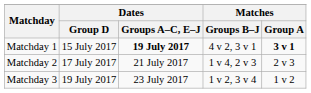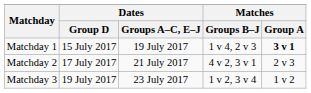(161, 46) bold -> (161, 46) normal
(232, 46) 4 v 2, 3 v 1 -> (232, 46) 1 v 4, 2 v 3
(232, 63) 1 v 4, 2 v 3 -> (232, 63) 4 v 2, 3 v 1
